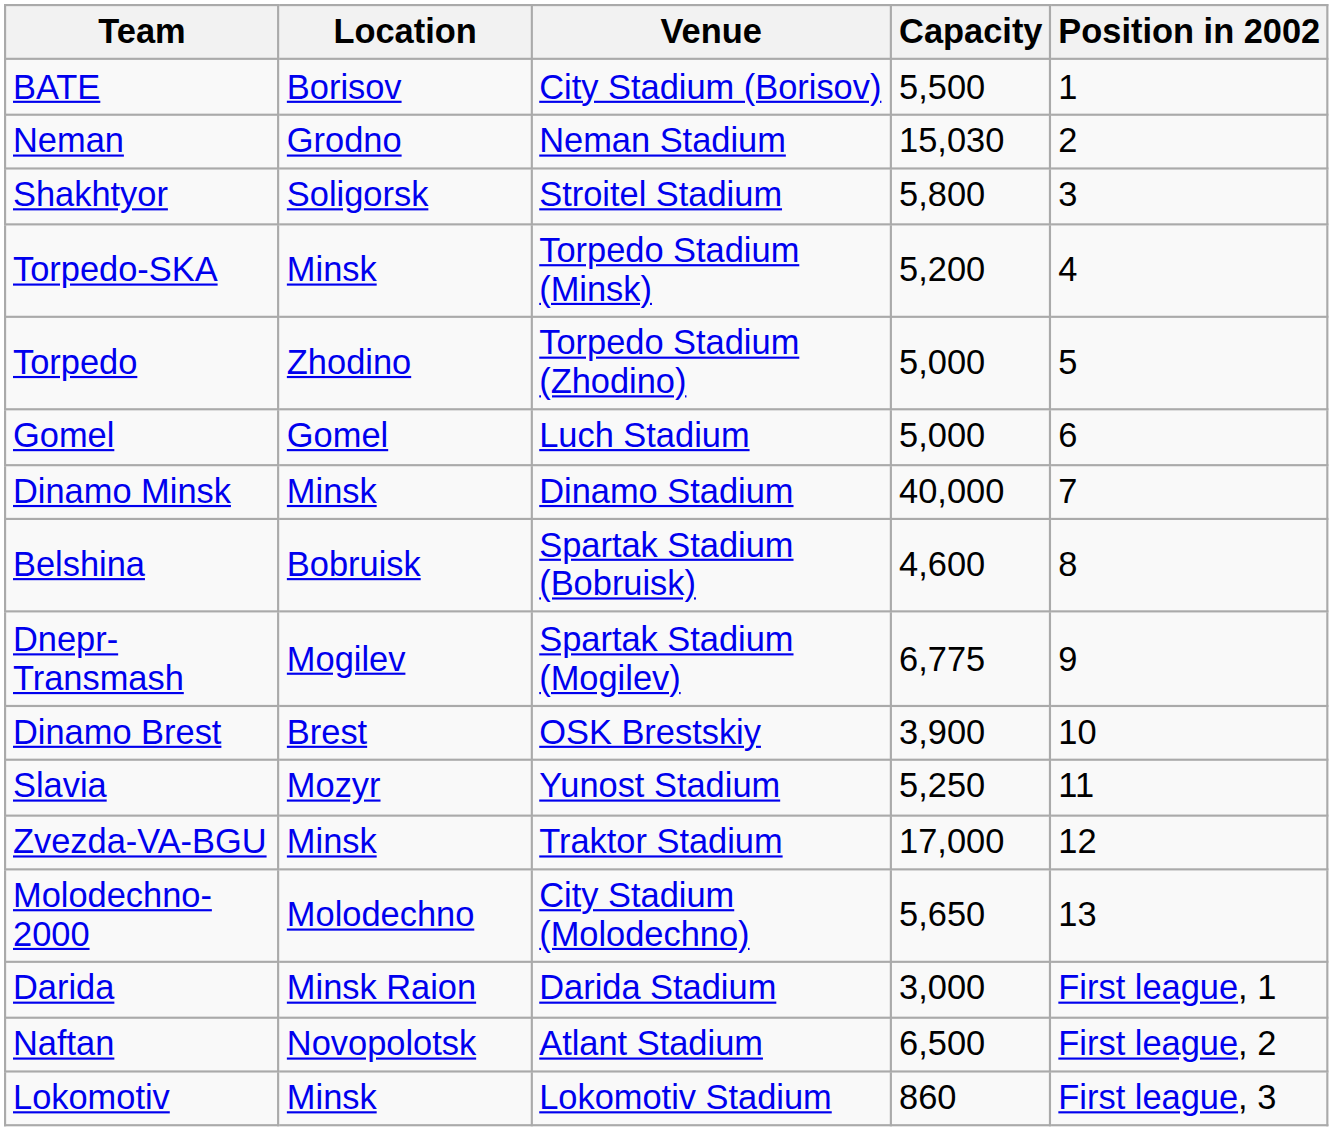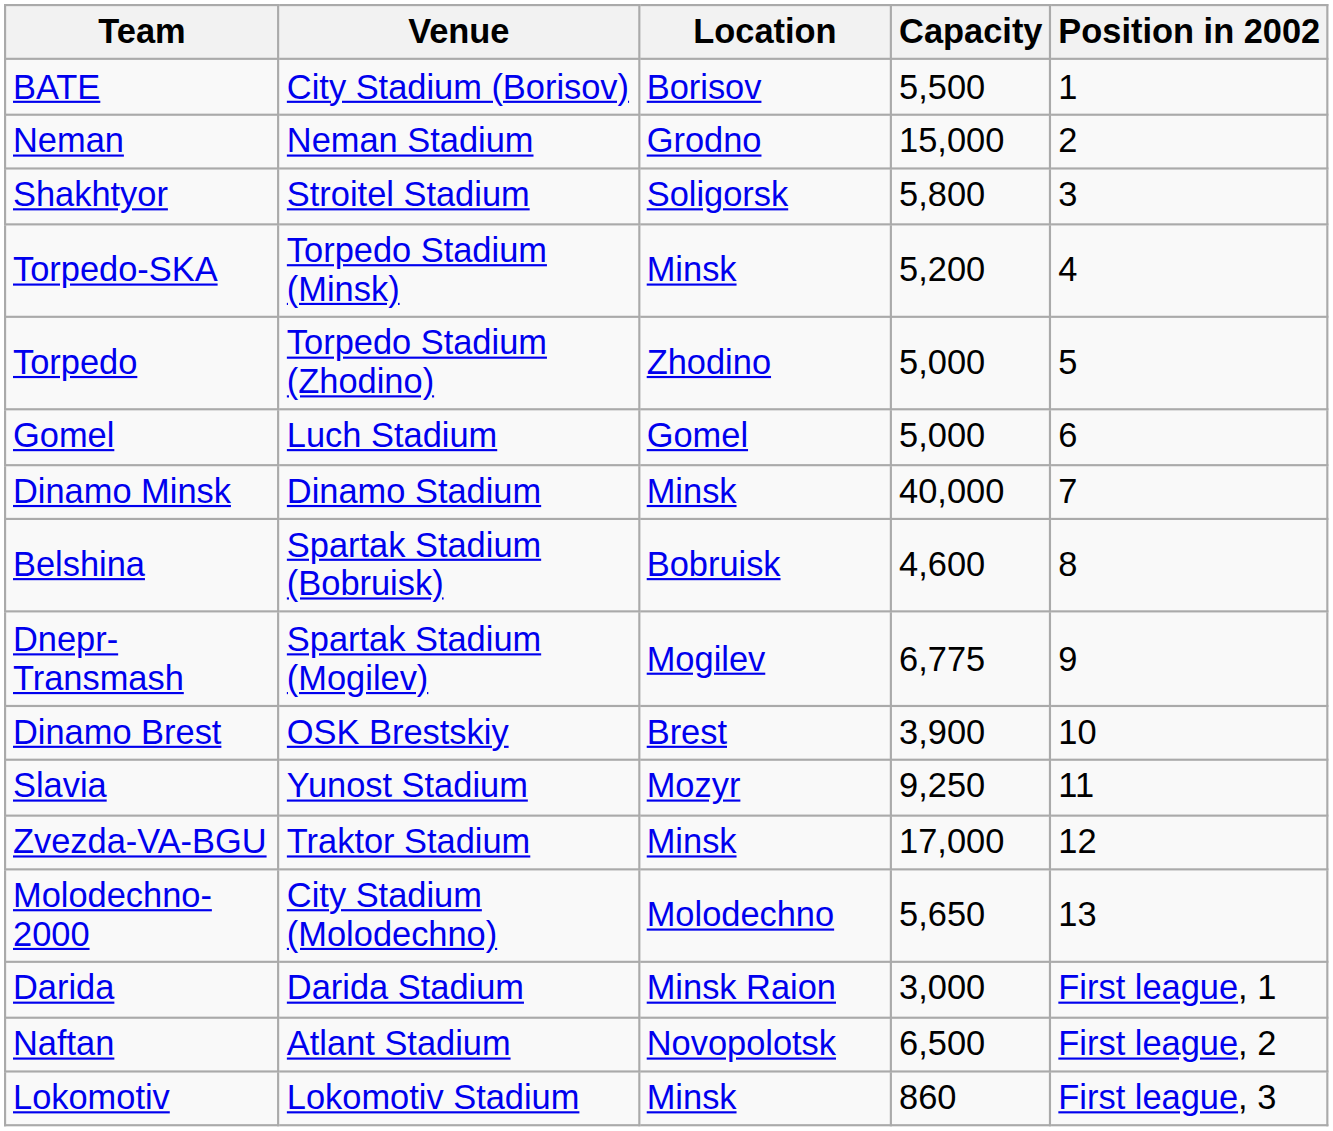columns swapped: (405, 31) <-> (711, 31)
(952, 140) 15,030 -> (952, 140) 15,000
(942, 786) 5,250 -> (942, 786) 9,250
